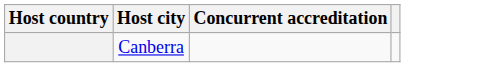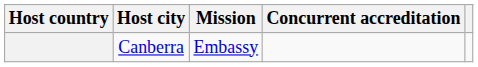+ column: (226, 18)
